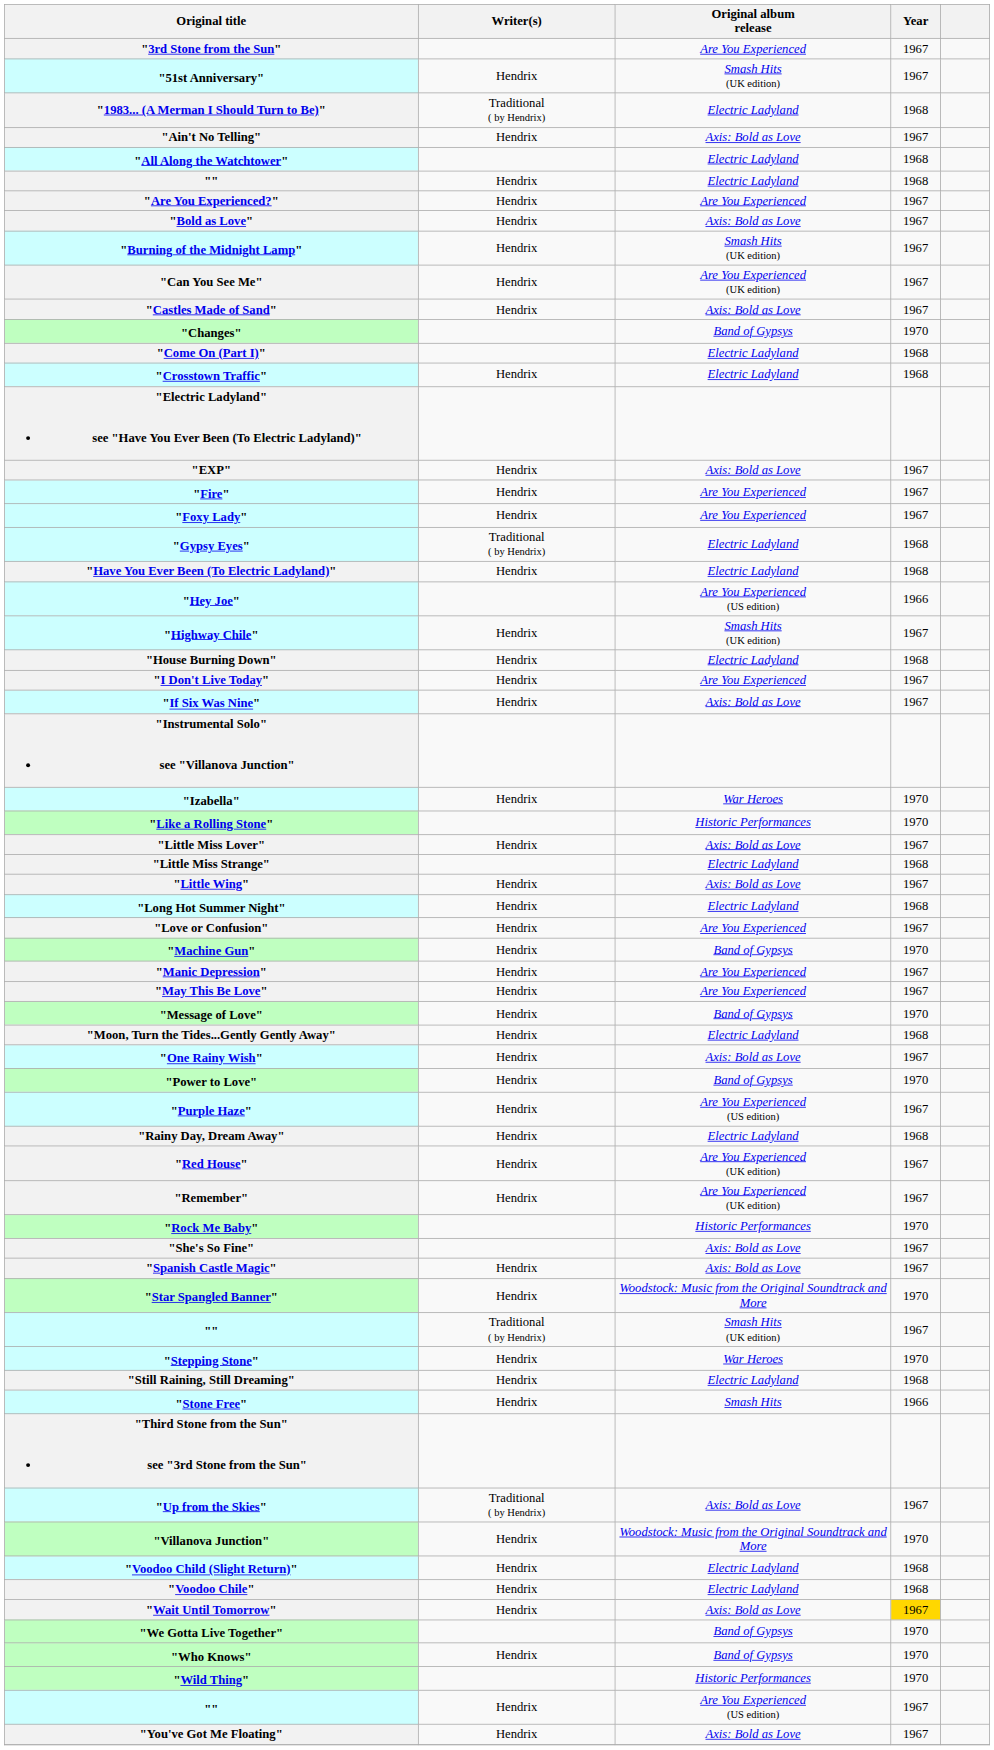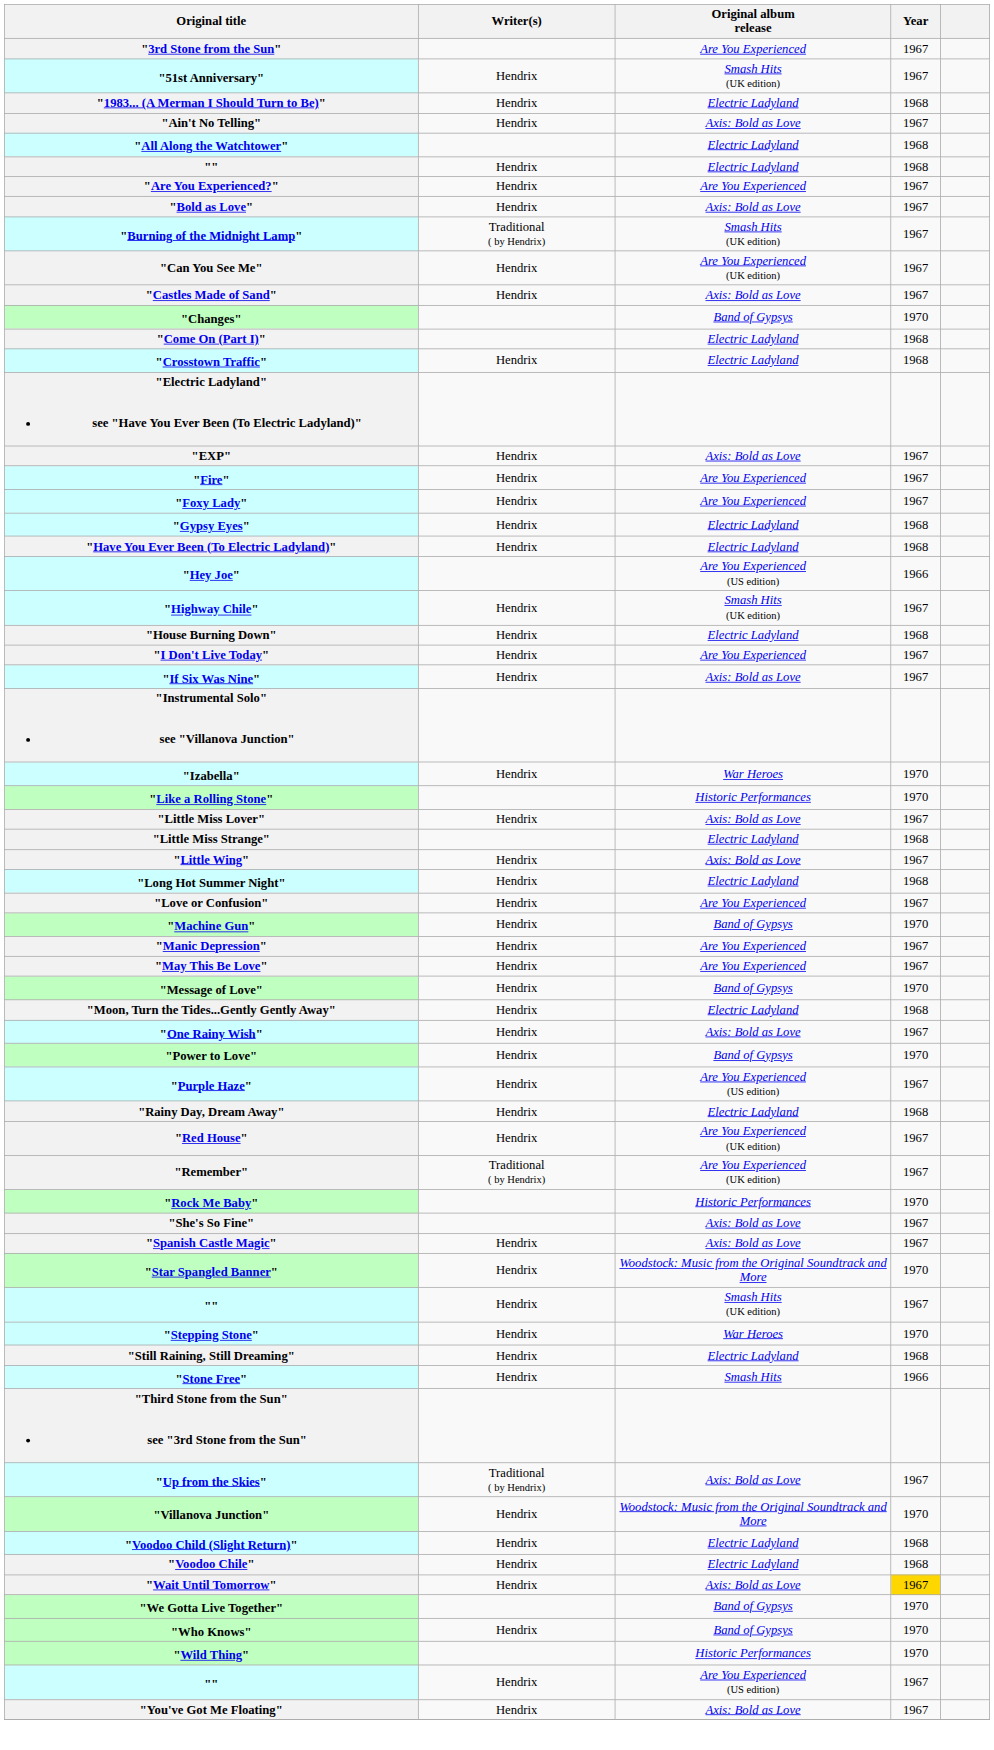(517, 110) Traditional ( by Hendrix) -> (517, 103) Hendrix
(517, 248) Hendrix -> (517, 233) Traditional ( by Hendrix)
(517, 544) Traditional ( by Hendrix) -> (517, 524) Hendrix
(517, 1197) Hendrix -> (517, 1172) Traditional ( by Hendrix)
(517, 1329) Traditional ( by Hendrix) -> (517, 1304) Hendrix
